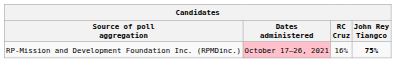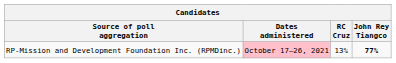(341, 49) 16% -> (341, 49) 13%
(371, 49) 75% -> (371, 49) 77%
